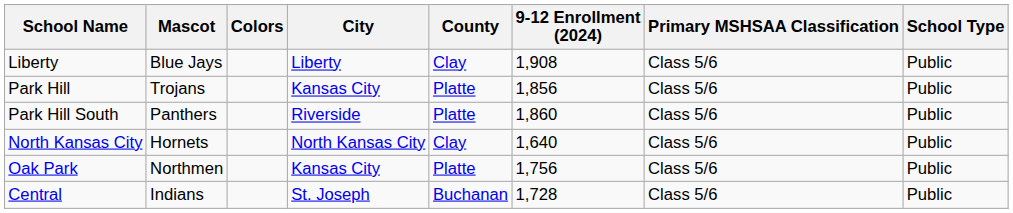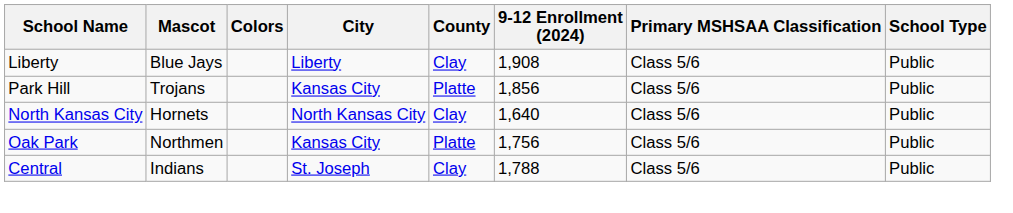- row: (63, 115)
(470, 194) Buchanan -> (450, 168) Clay
(536, 194) 1,728 -> (519, 168) 1,788
